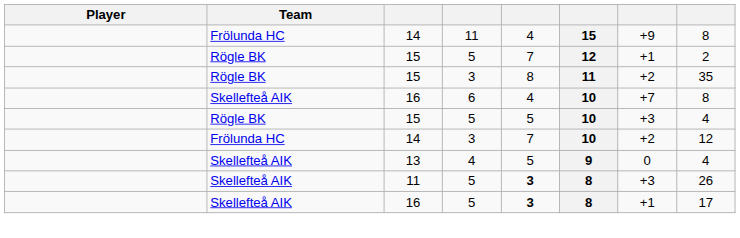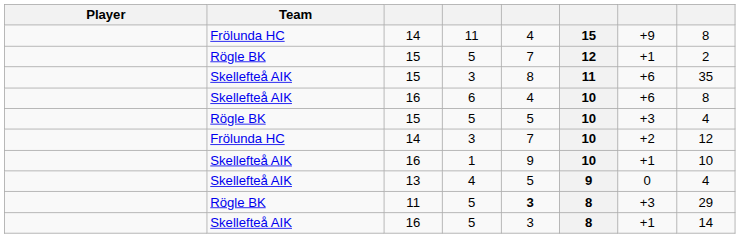(238, 77) Rögle BK -> (251, 77) Skellefteå AIK
(647, 77) +2 -> (647, 77) +6
(647, 98) +7 -> (647, 98) +6
+ row: (413, 160)
(251, 181) Skellefteå AIK -> (238, 202) Rögle BK
(706, 181) 26 -> (706, 202) 29
(530, 202) bold -> (530, 222) normal
(706, 202) 17 -> (706, 222) 14
